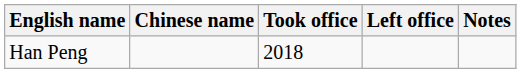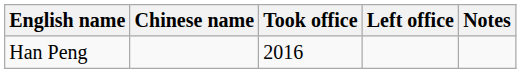(283, 52) 2018 -> (283, 52) 2016
